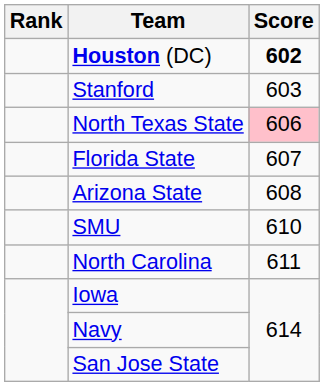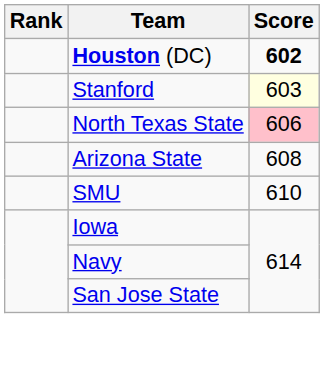(284, 90) no background -> (284, 90) lightyellow background
- row: (134, 158)
- row: (142, 261)
